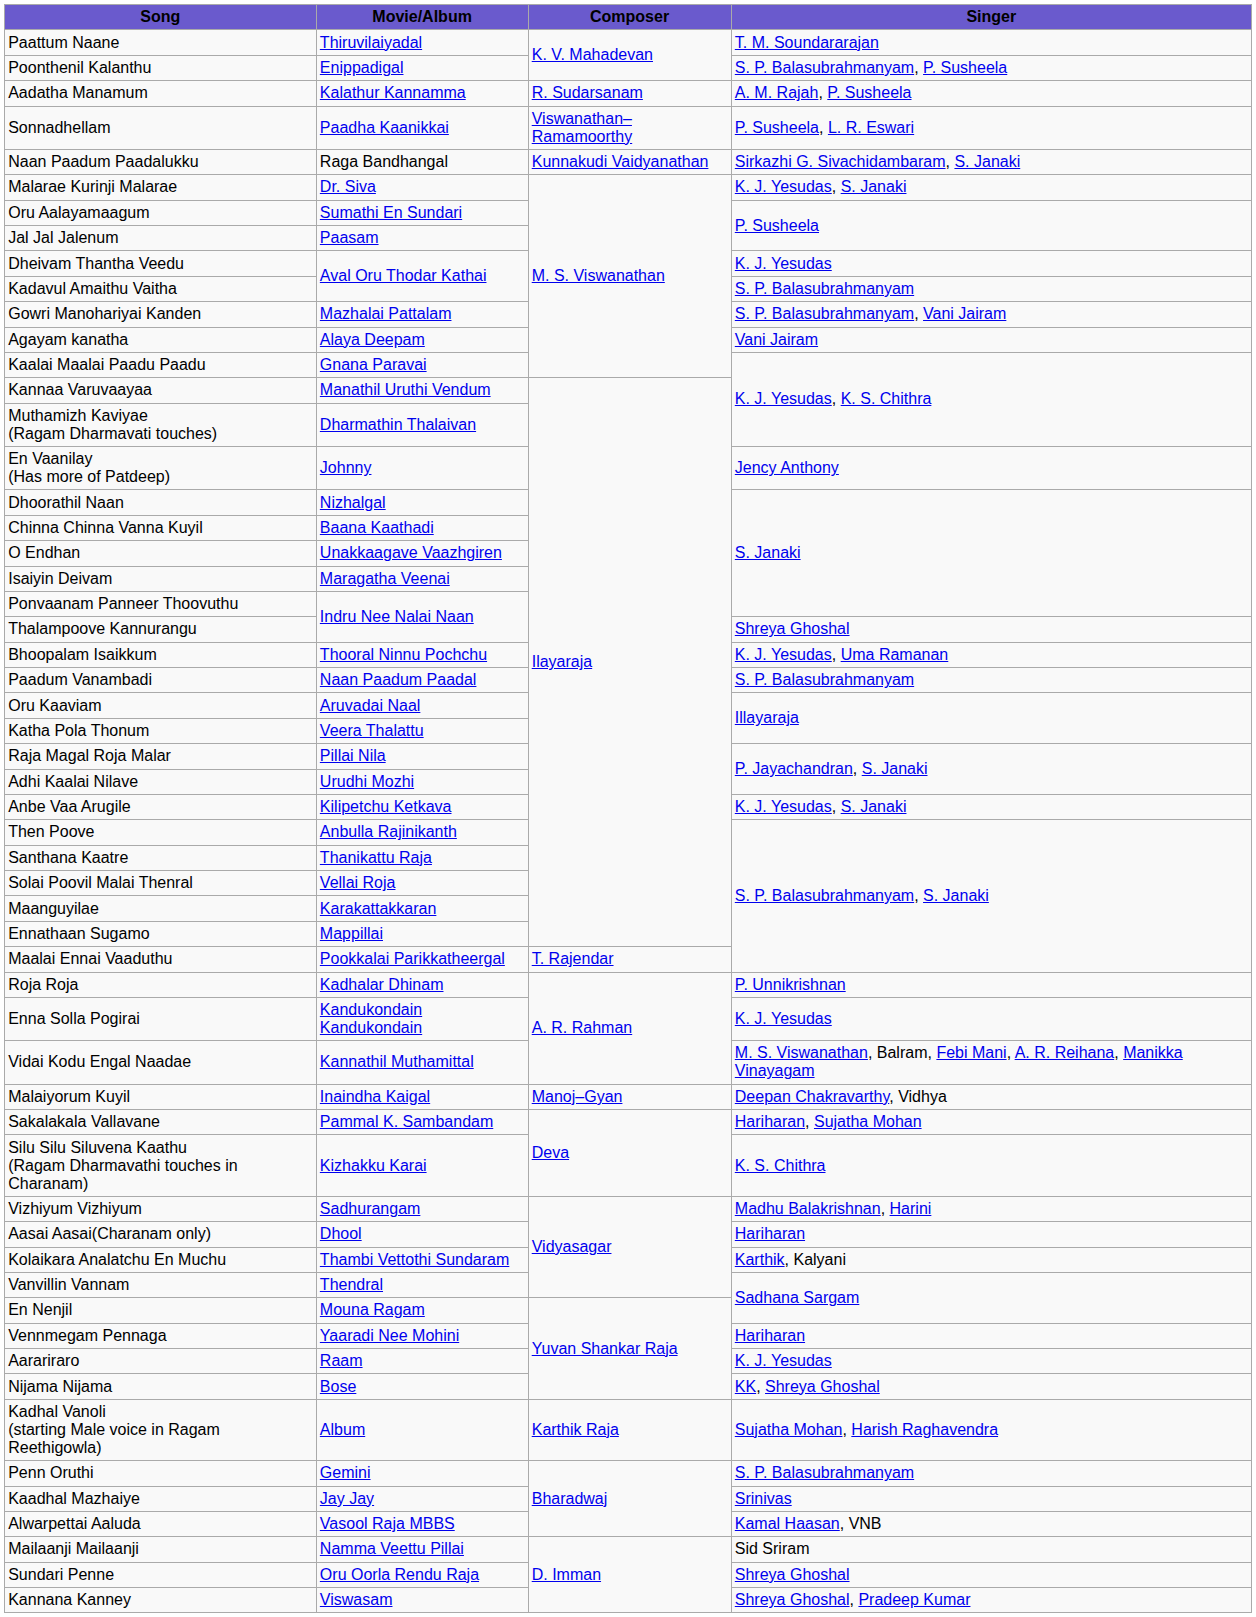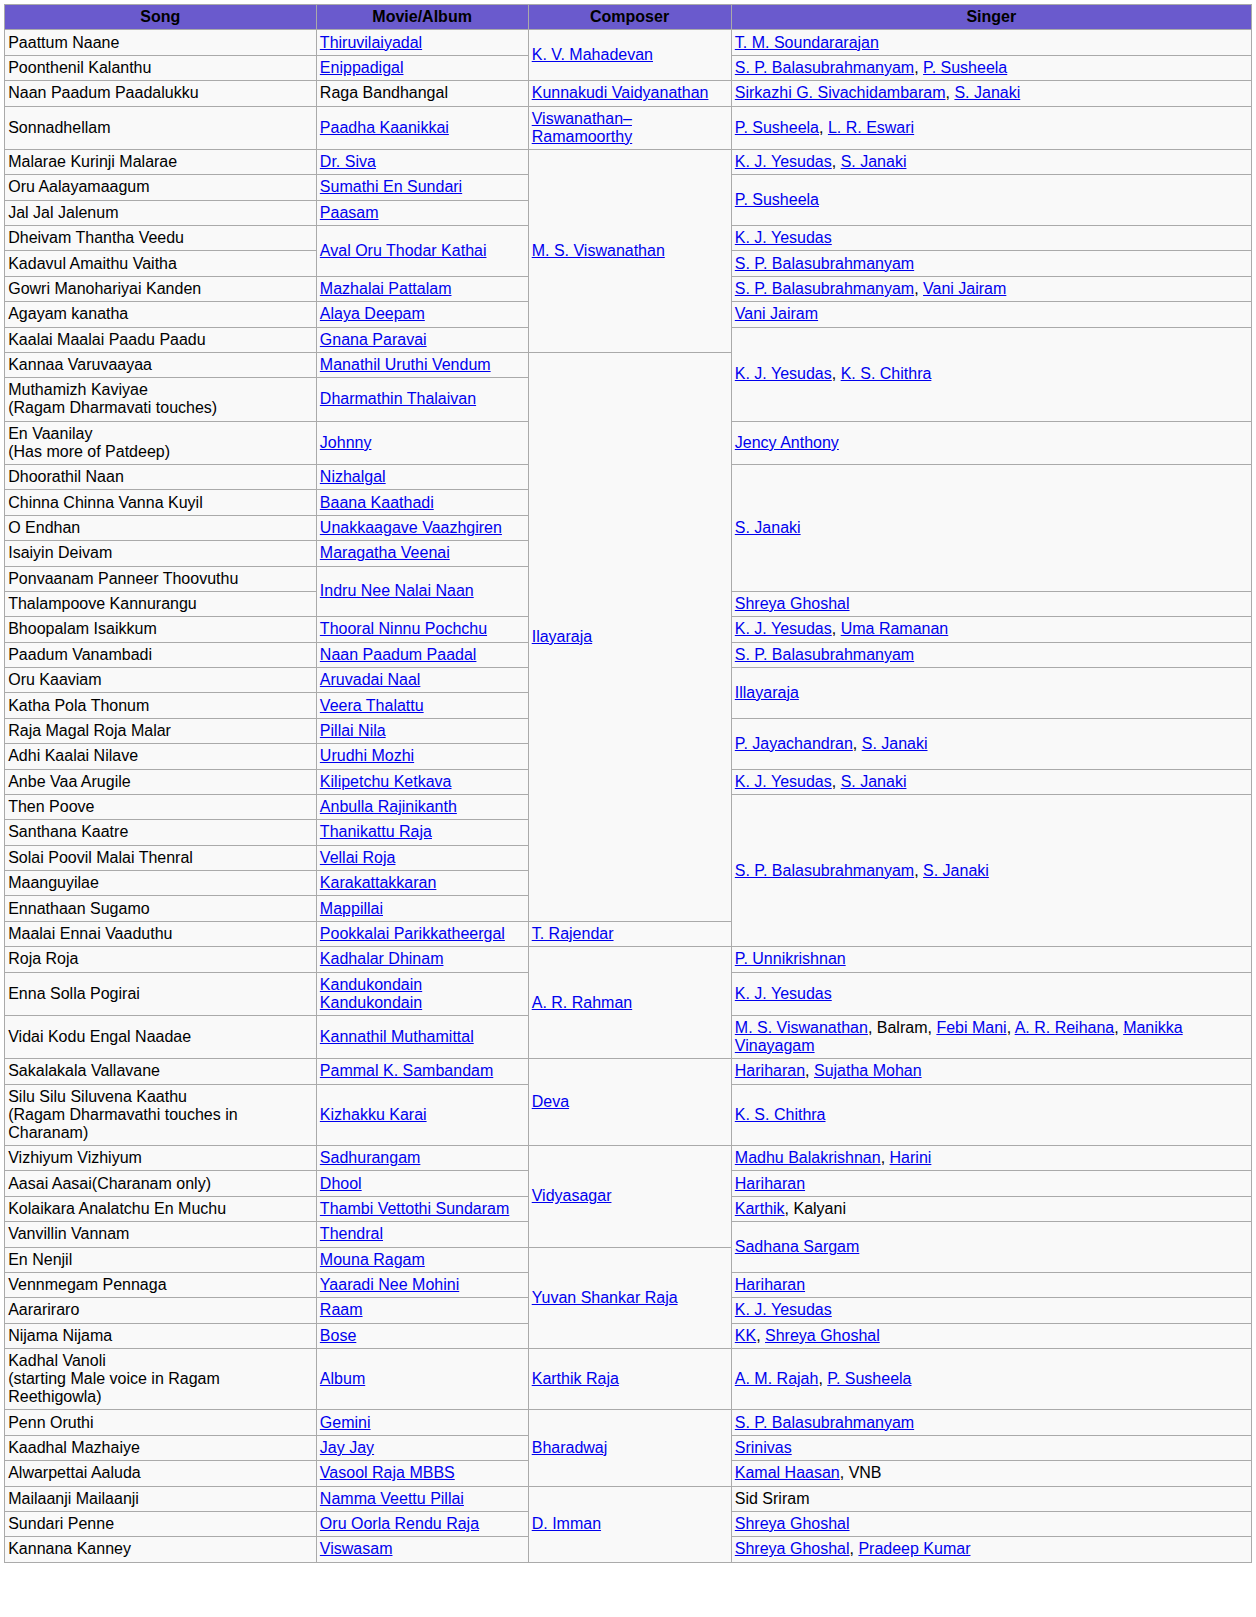- row: (78, 93)
rows swapped: (59, 127) <-> (103, 162)
- row: (69, 1096)
(866, 1429) Sujatha Mohan, Harish Raghavendra -> (823, 1379) A. M. Rajah, P. Susheela
